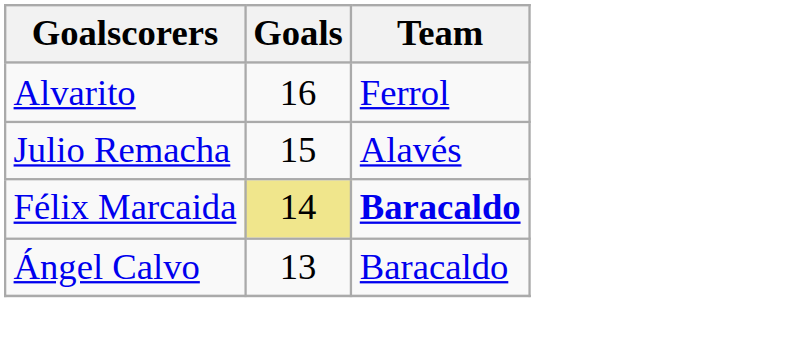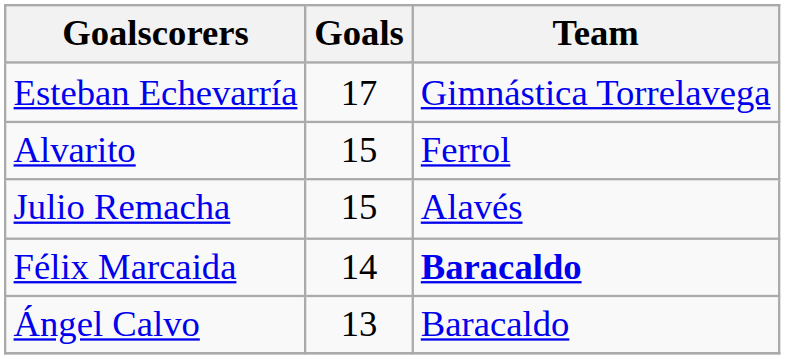+ row: (155, 91)
(298, 91) 16 -> (359, 149) 15
(298, 207) khaki background -> (359, 265) no background
